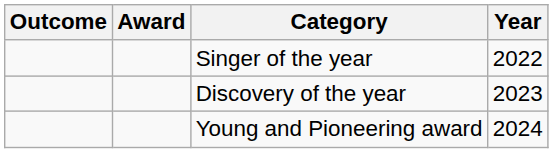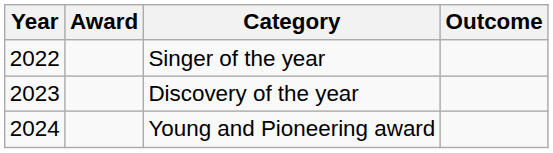columns swapped: (518, 22) <-> (58, 22)
